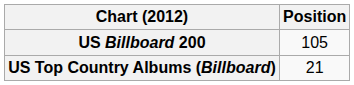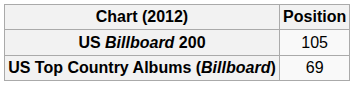(315, 67) 21 -> (315, 67) 69
